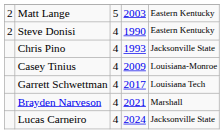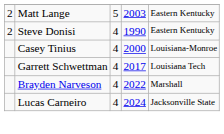- row: (41, 48)
(135, 66) 2009 -> (135, 48) 2000
(135, 102) 2021 -> (135, 84) 2022
